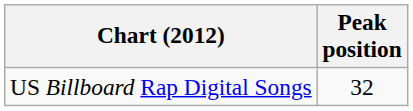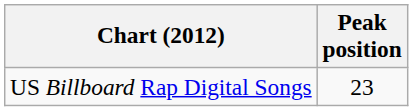(362, 86) 32 -> (362, 86) 23
